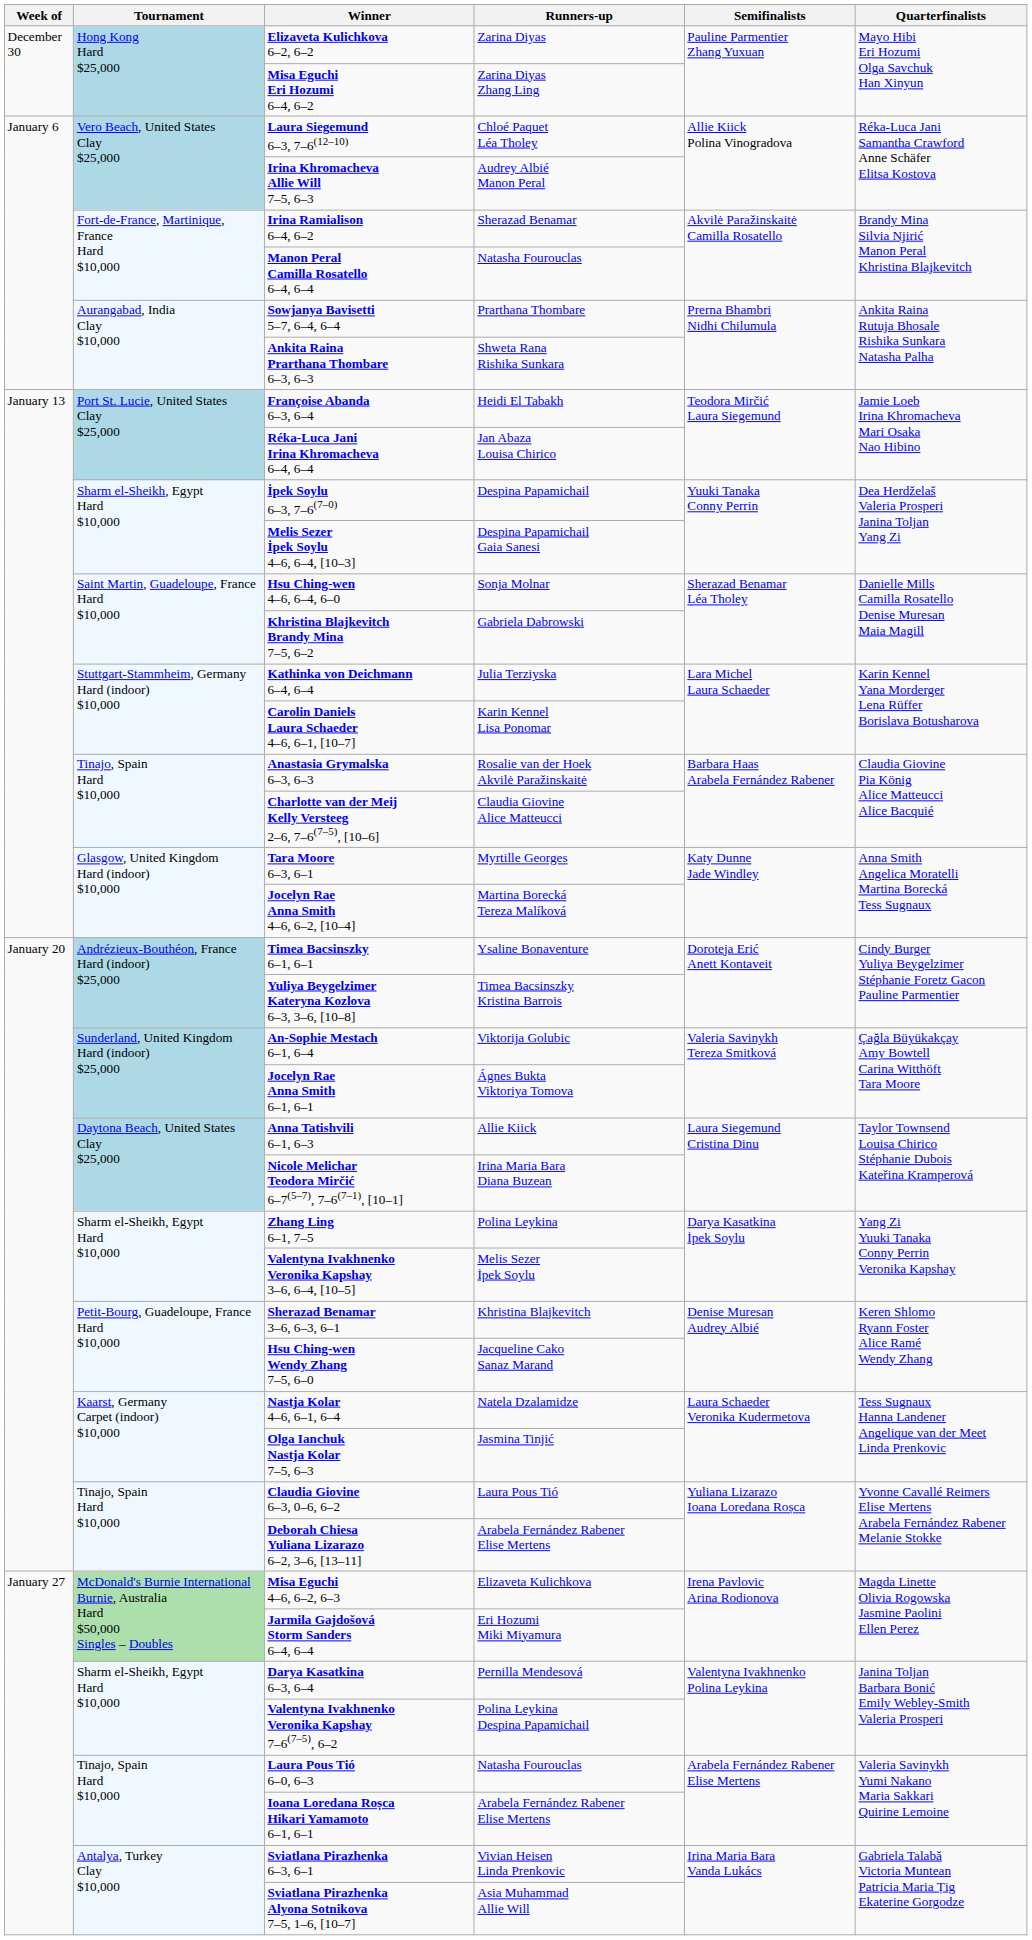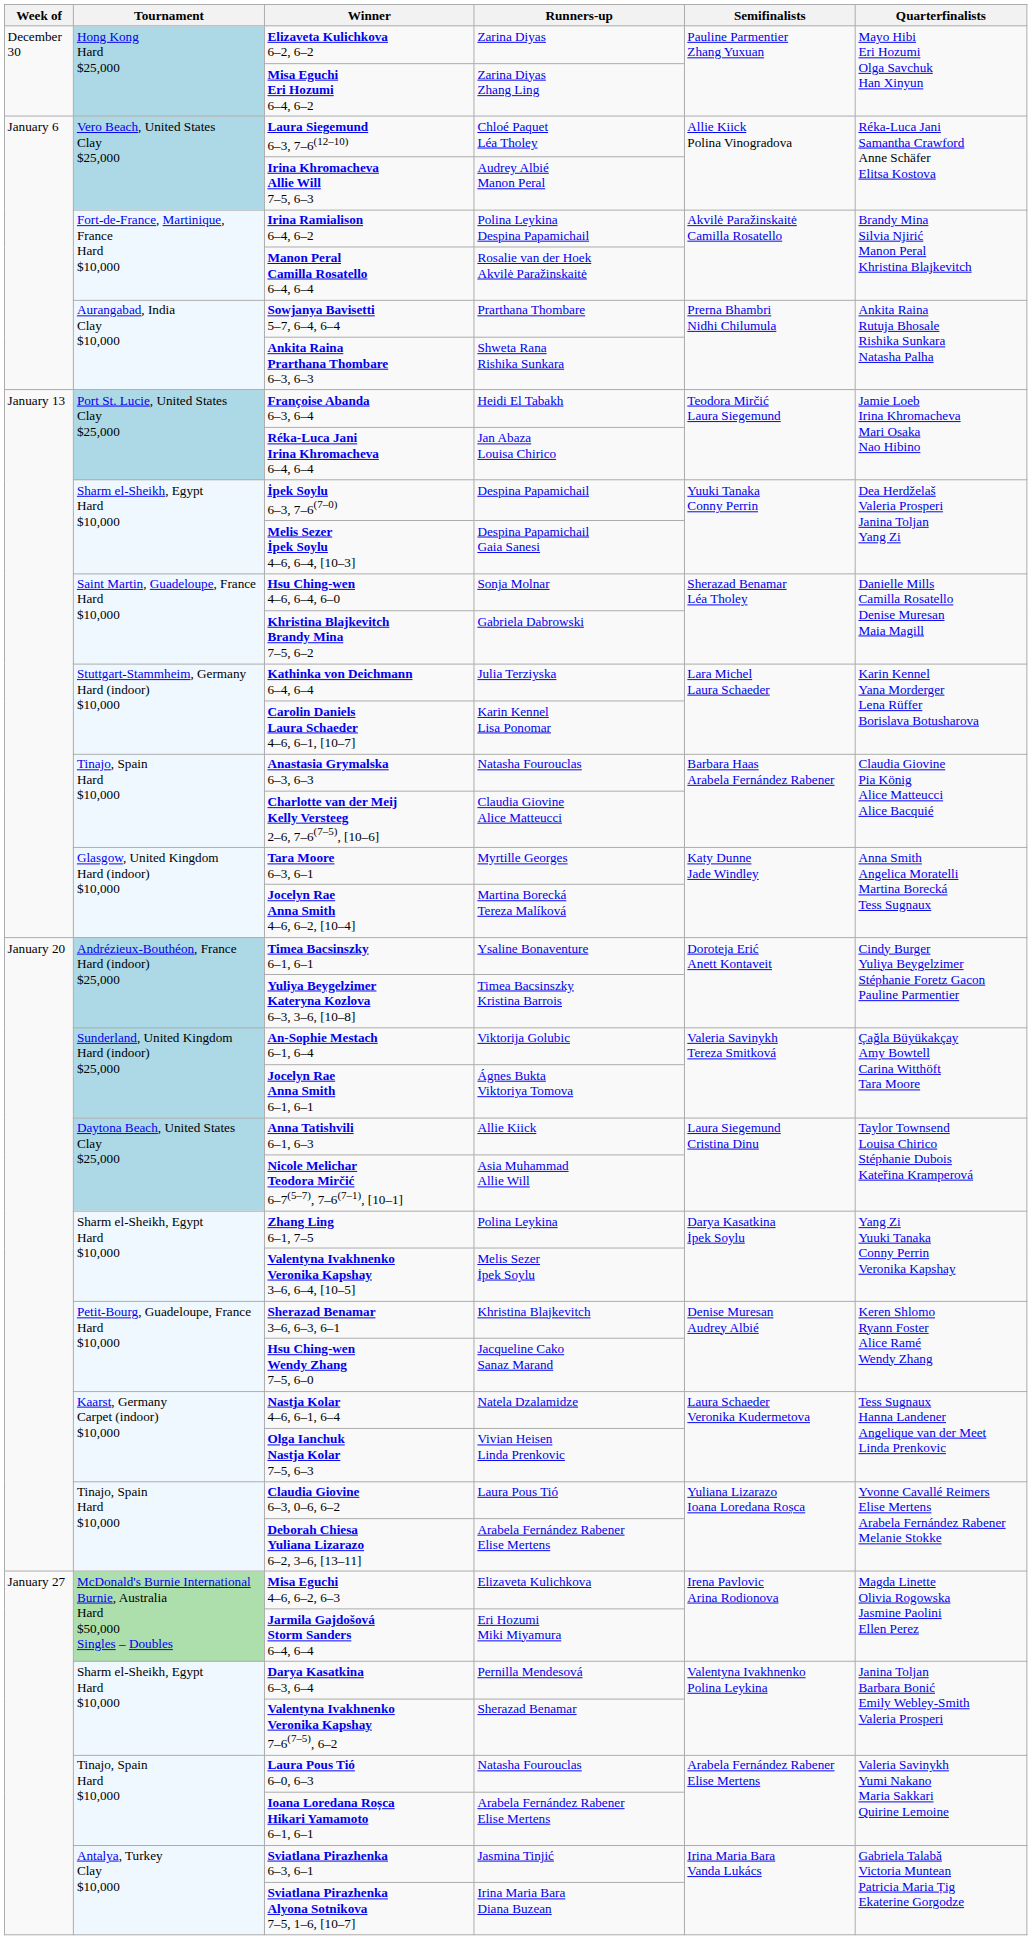(527, 220) Sherazad Benamar -> (533, 228) Polina Leykina Despina Papamichail
(530, 257) Natasha Fourouclas -> (534, 265) Rosalie van der Hoek Akvilė Paražinskaitė
(534, 772) Rosalie van der Hoek Akvilė Paražinskaitė -> (530, 764) Natasha Fourouclas
(521, 1173) Irina Maria Bara Diana Buzean -> (523, 1173) Asia Muhammad Allie Will
(516, 1439) Jasmina Tinjić -> (521, 1446) Vivian Heisen Linda Prenkovic
(533, 1717) Polina Leykina Despina Papamichail -> (527, 1709) Sherazad Benamar
(521, 1863) Vivian Heisen Linda Prenkovic -> (516, 1855) Jasmina Tinjić
(523, 1900) Asia Muhammad Allie Will -> (521, 1900) Irina Maria Bara Diana Buzean
